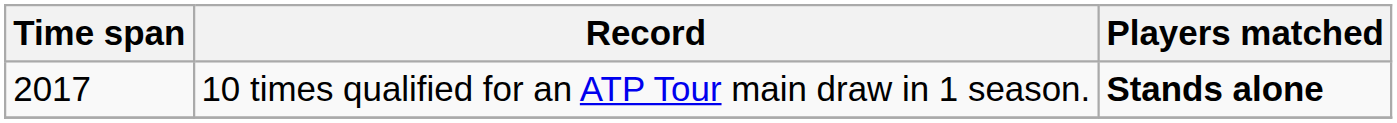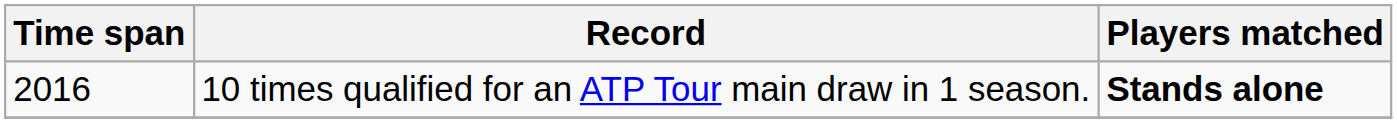(52, 89) 2017 -> (52, 89) 2016
